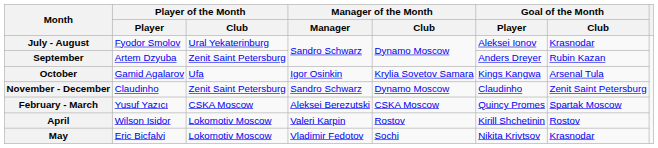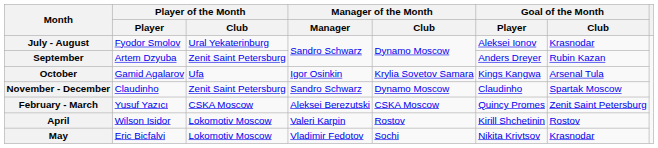(598, 89) Zenit Saint Petersburg -> (586, 89) Spartak Moscow
(586, 105) Spartak Moscow -> (598, 105) Zenit Saint Petersburg
